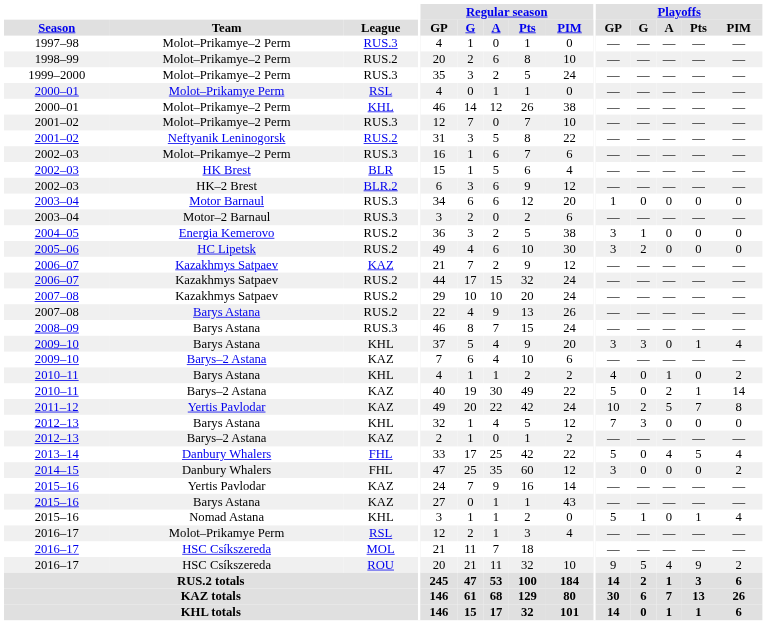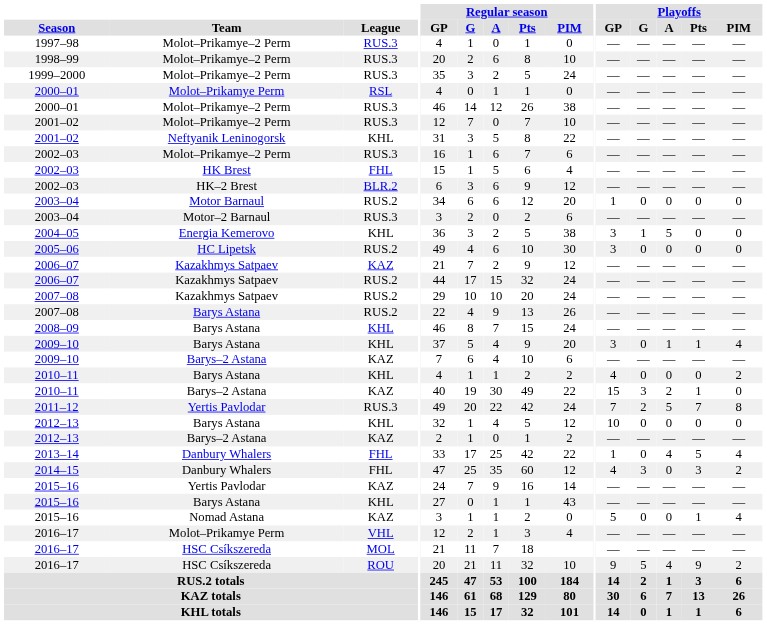(381, 59) RUS.2 -> (381, 59) RUS.3
(381, 106) KHL -> (381, 106) RUS.3
(381, 138) RUS.2 -> (381, 138) KHL
(381, 170) BLR -> (381, 170) FHL
(381, 201) RUS.3 -> (381, 201) RUS.2
(381, 233) RUS.2 -> (381, 233) KHL
(669, 233) 0 -> (669, 233) 5
(643, 249) 2 -> (643, 249) 0
(381, 328) RUS.3 -> (381, 328) KHL
(643, 343) 3 -> (643, 343) 0
(669, 343) 0 -> (669, 343) 1
(669, 375) 1 -> (669, 375) 0
(613, 391) 5 -> (613, 391) 15
(643, 391) 0 -> (643, 391) 3
(739, 391) 14 -> (739, 391) 0
(381, 407) KAZ -> (381, 407) RUS.3
(613, 407) 10 -> (613, 407) 7
(613, 422) 7 -> (613, 422) 10
(643, 422) 3 -> (643, 422) 0
(613, 454) 5 -> (613, 454) 1
(613, 470) 3 -> (613, 470) 4
(643, 470) 0 -> (643, 470) 3
(698, 470) 0 -> (698, 470) 3
(381, 501) KAZ -> (381, 501) KHL
(381, 517) KHL -> (381, 517) KAZ
(643, 517) 1 -> (643, 517) 0
(381, 533) RSL -> (381, 533) VHL
